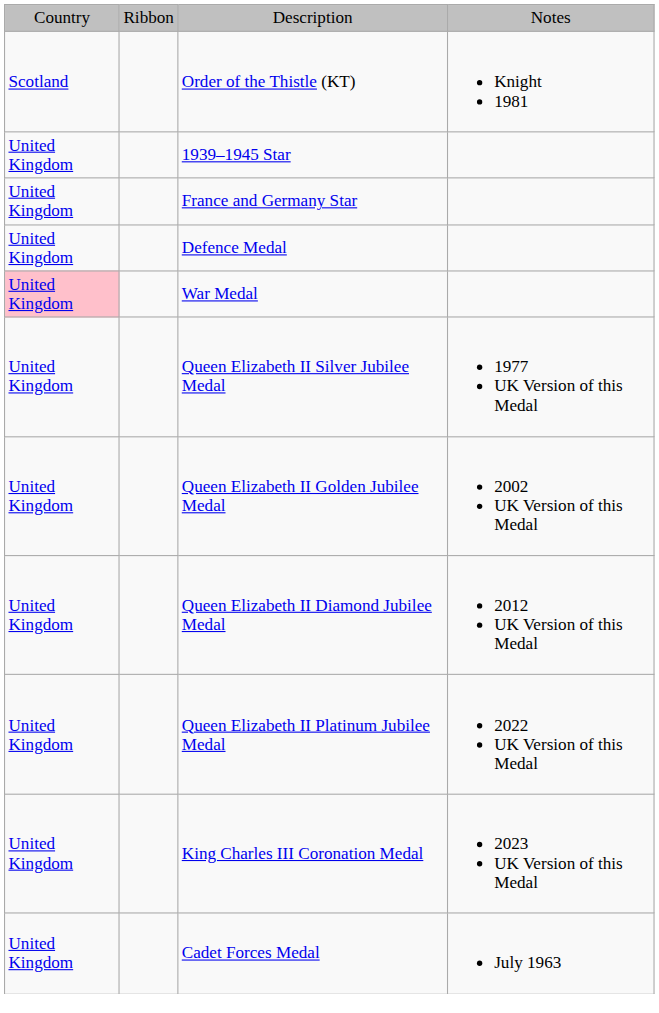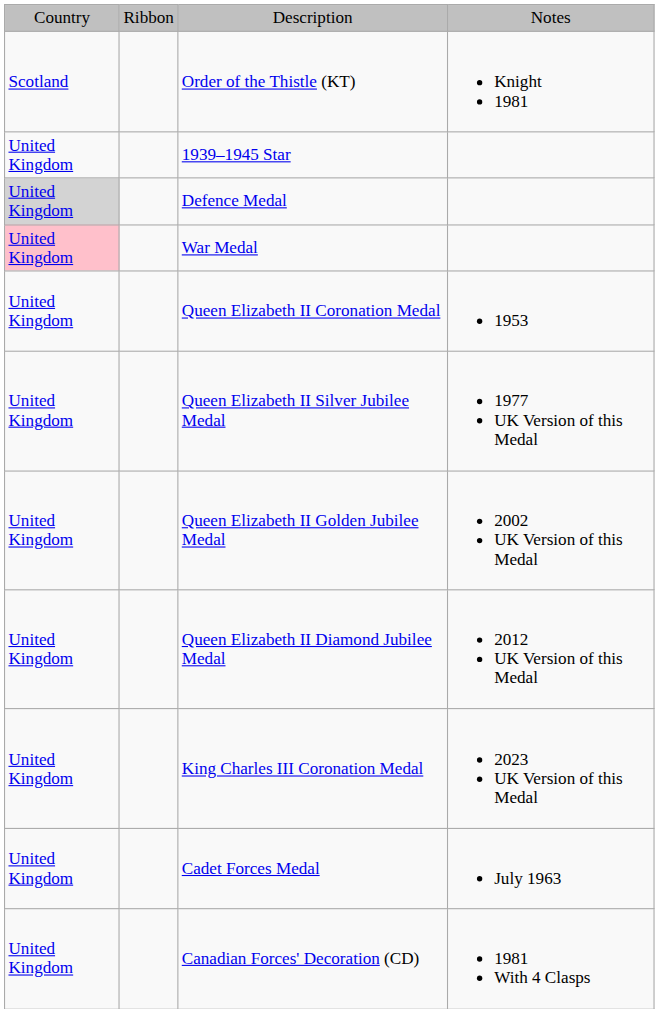- row: (269, 201)
(41, 247) no background -> (41, 201) lightgrey background
+ row: (311, 311)
- row: (306, 734)
+ row: (301, 958)
